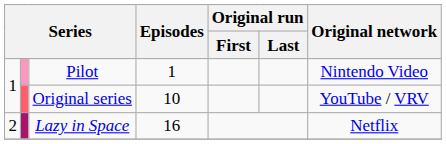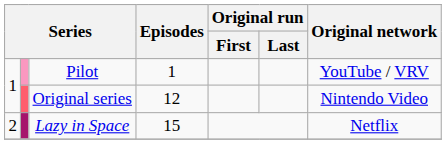(374, 71) Nintendo Video -> (374, 71) YouTube / VRV
(172, 98) 10 -> (172, 98) 12
(374, 98) YouTube / VRV -> (374, 98) Nintendo Video
(172, 125) 16 -> (172, 125) 15
